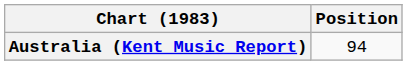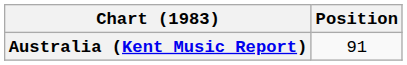(357, 47) 94 -> (357, 47) 91
